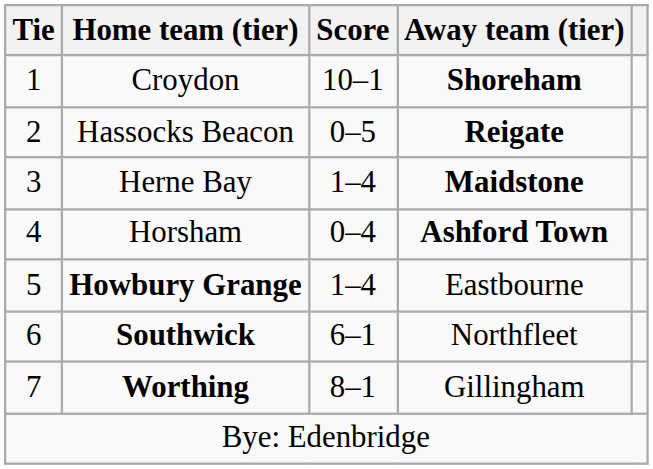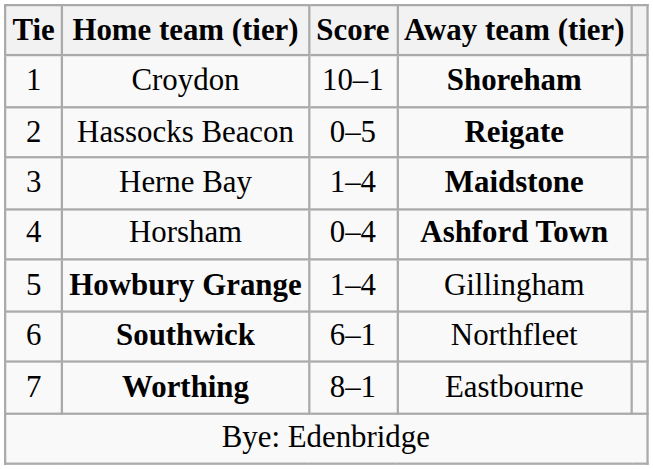(514, 284) Eastbourne -> (514, 284) Gillingham
(514, 386) Gillingham -> (514, 386) Eastbourne
